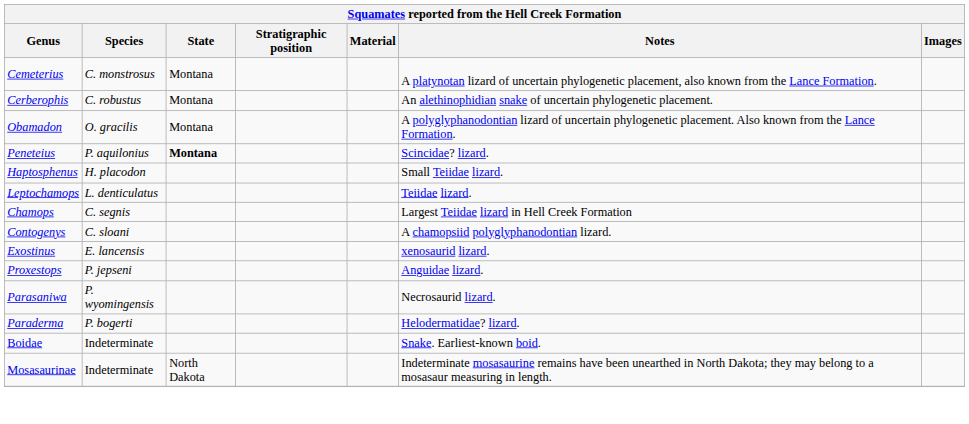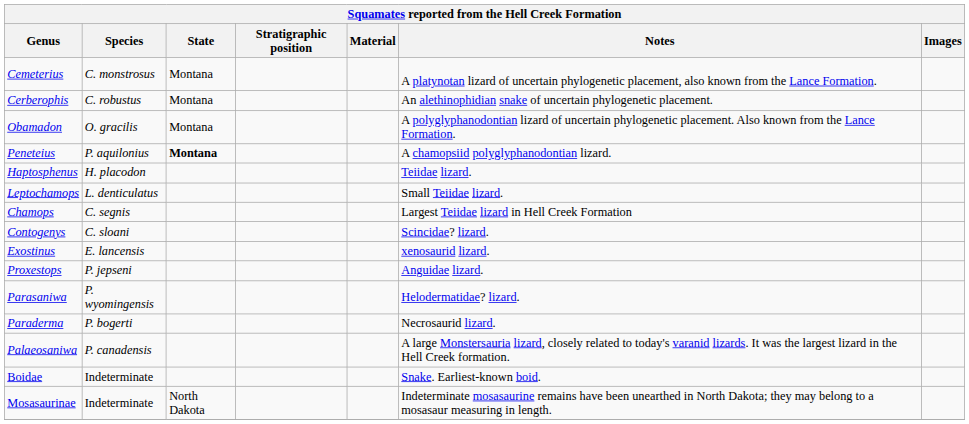(445, 153) Scincidae? lizard. -> (506, 153) A chamopsiid polyglyphanodontian lizard.
(452, 173) Small Teiidae lizard. -> (436, 173) Teiidae lizard.
(436, 192) Teiidae lizard. -> (452, 192) Small Teiidae lizard.
(506, 231) A chamopsiid polyglyphanodontian lizard. -> (445, 231) Scincidae? lizard.
(448, 297) Necrosaurid lizard. -> (460, 297) Helodermatidae? lizard.
(460, 323) Helodermatidae? lizard. -> (448, 323) Necrosaurid lizard.
+ row: (42, 350)
